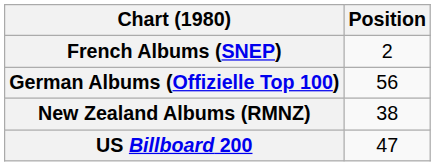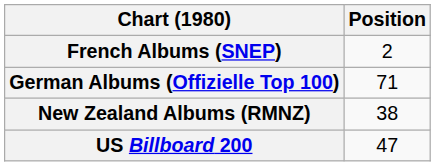(387, 82) 56 -> (387, 82) 71
